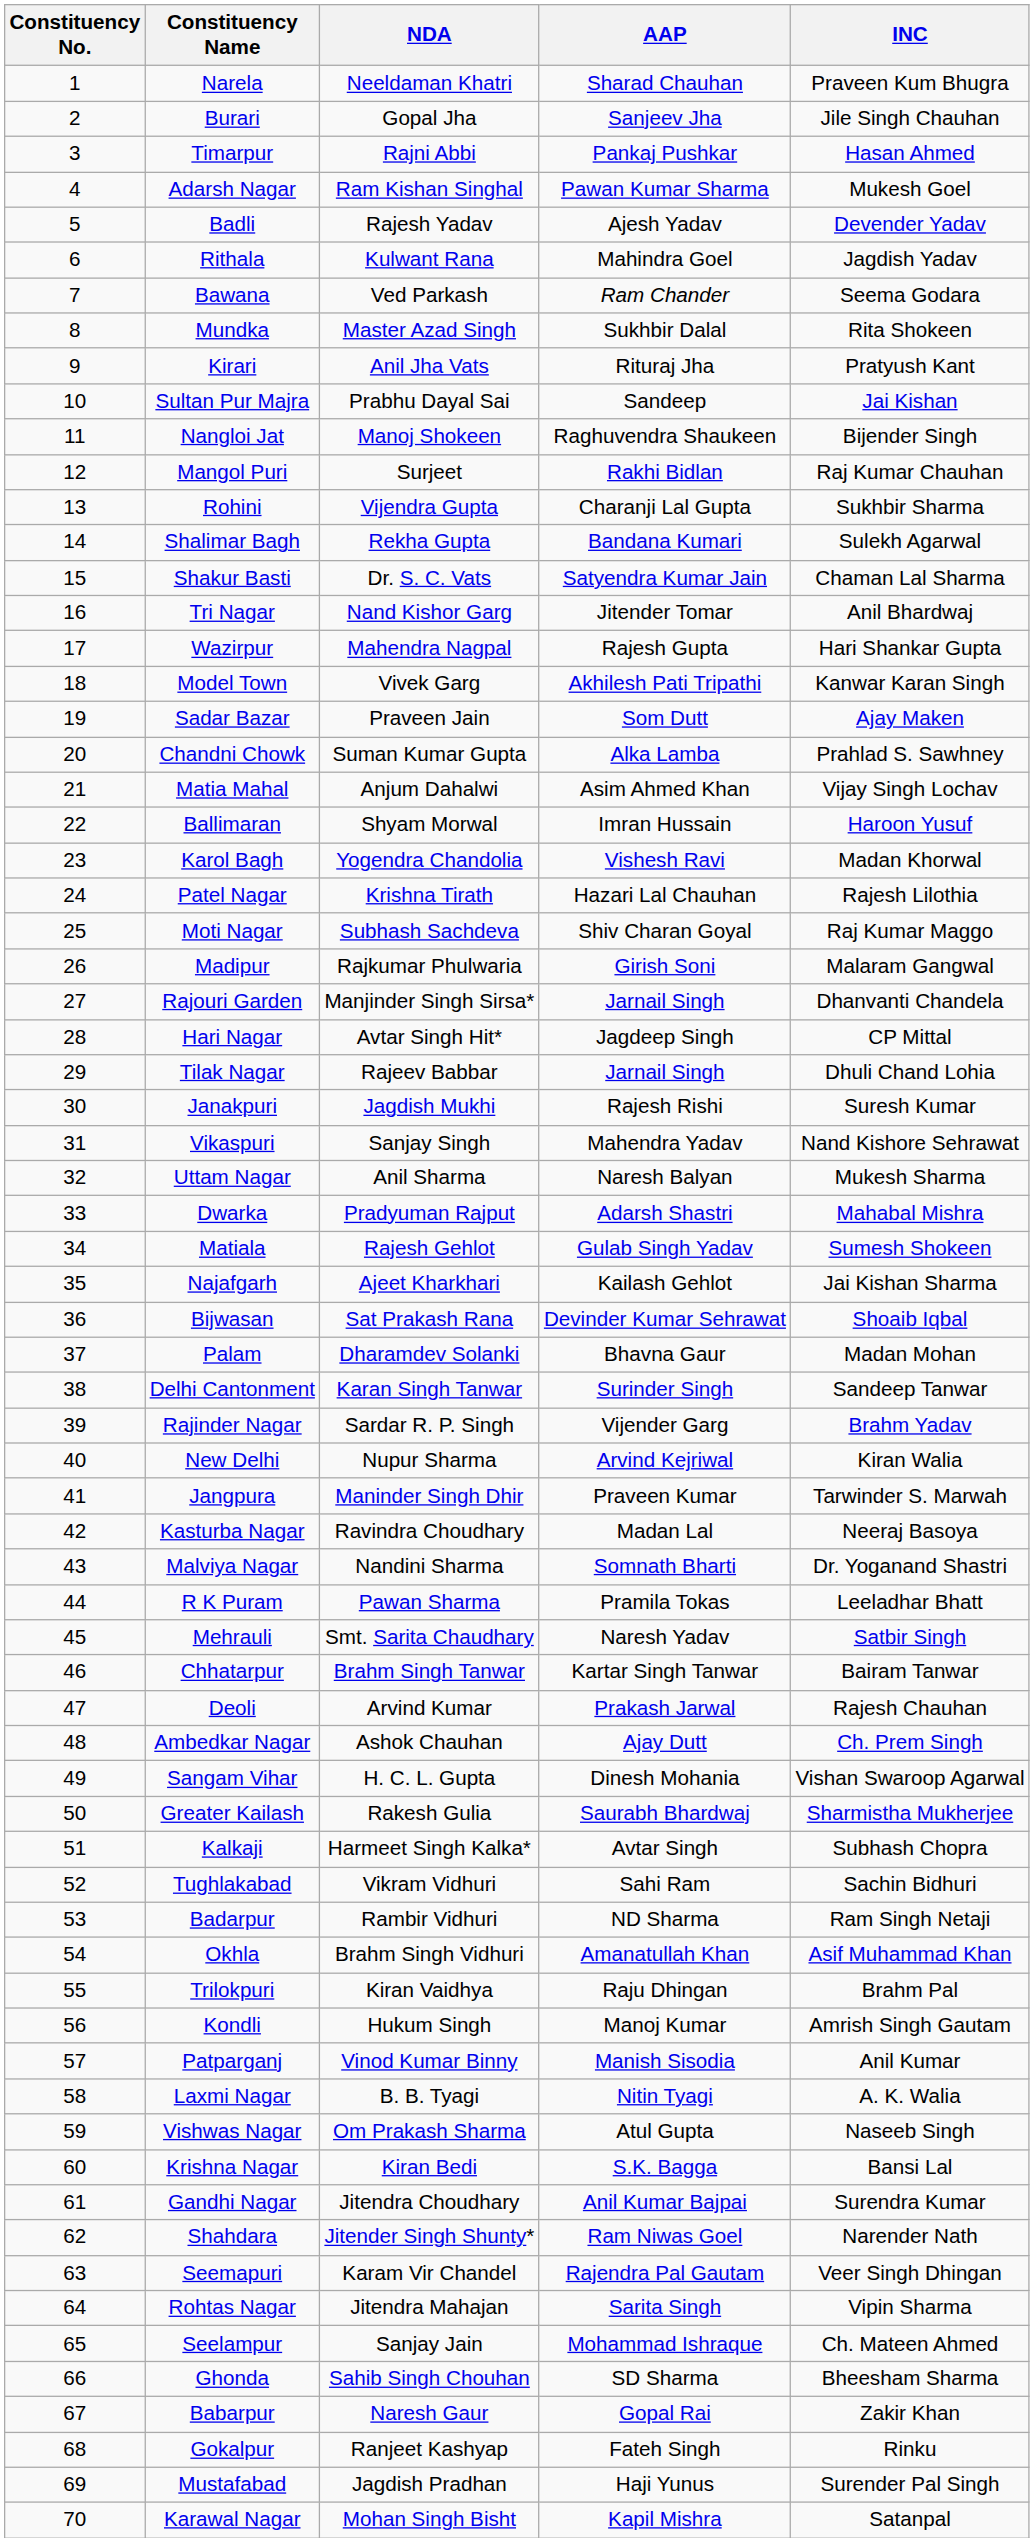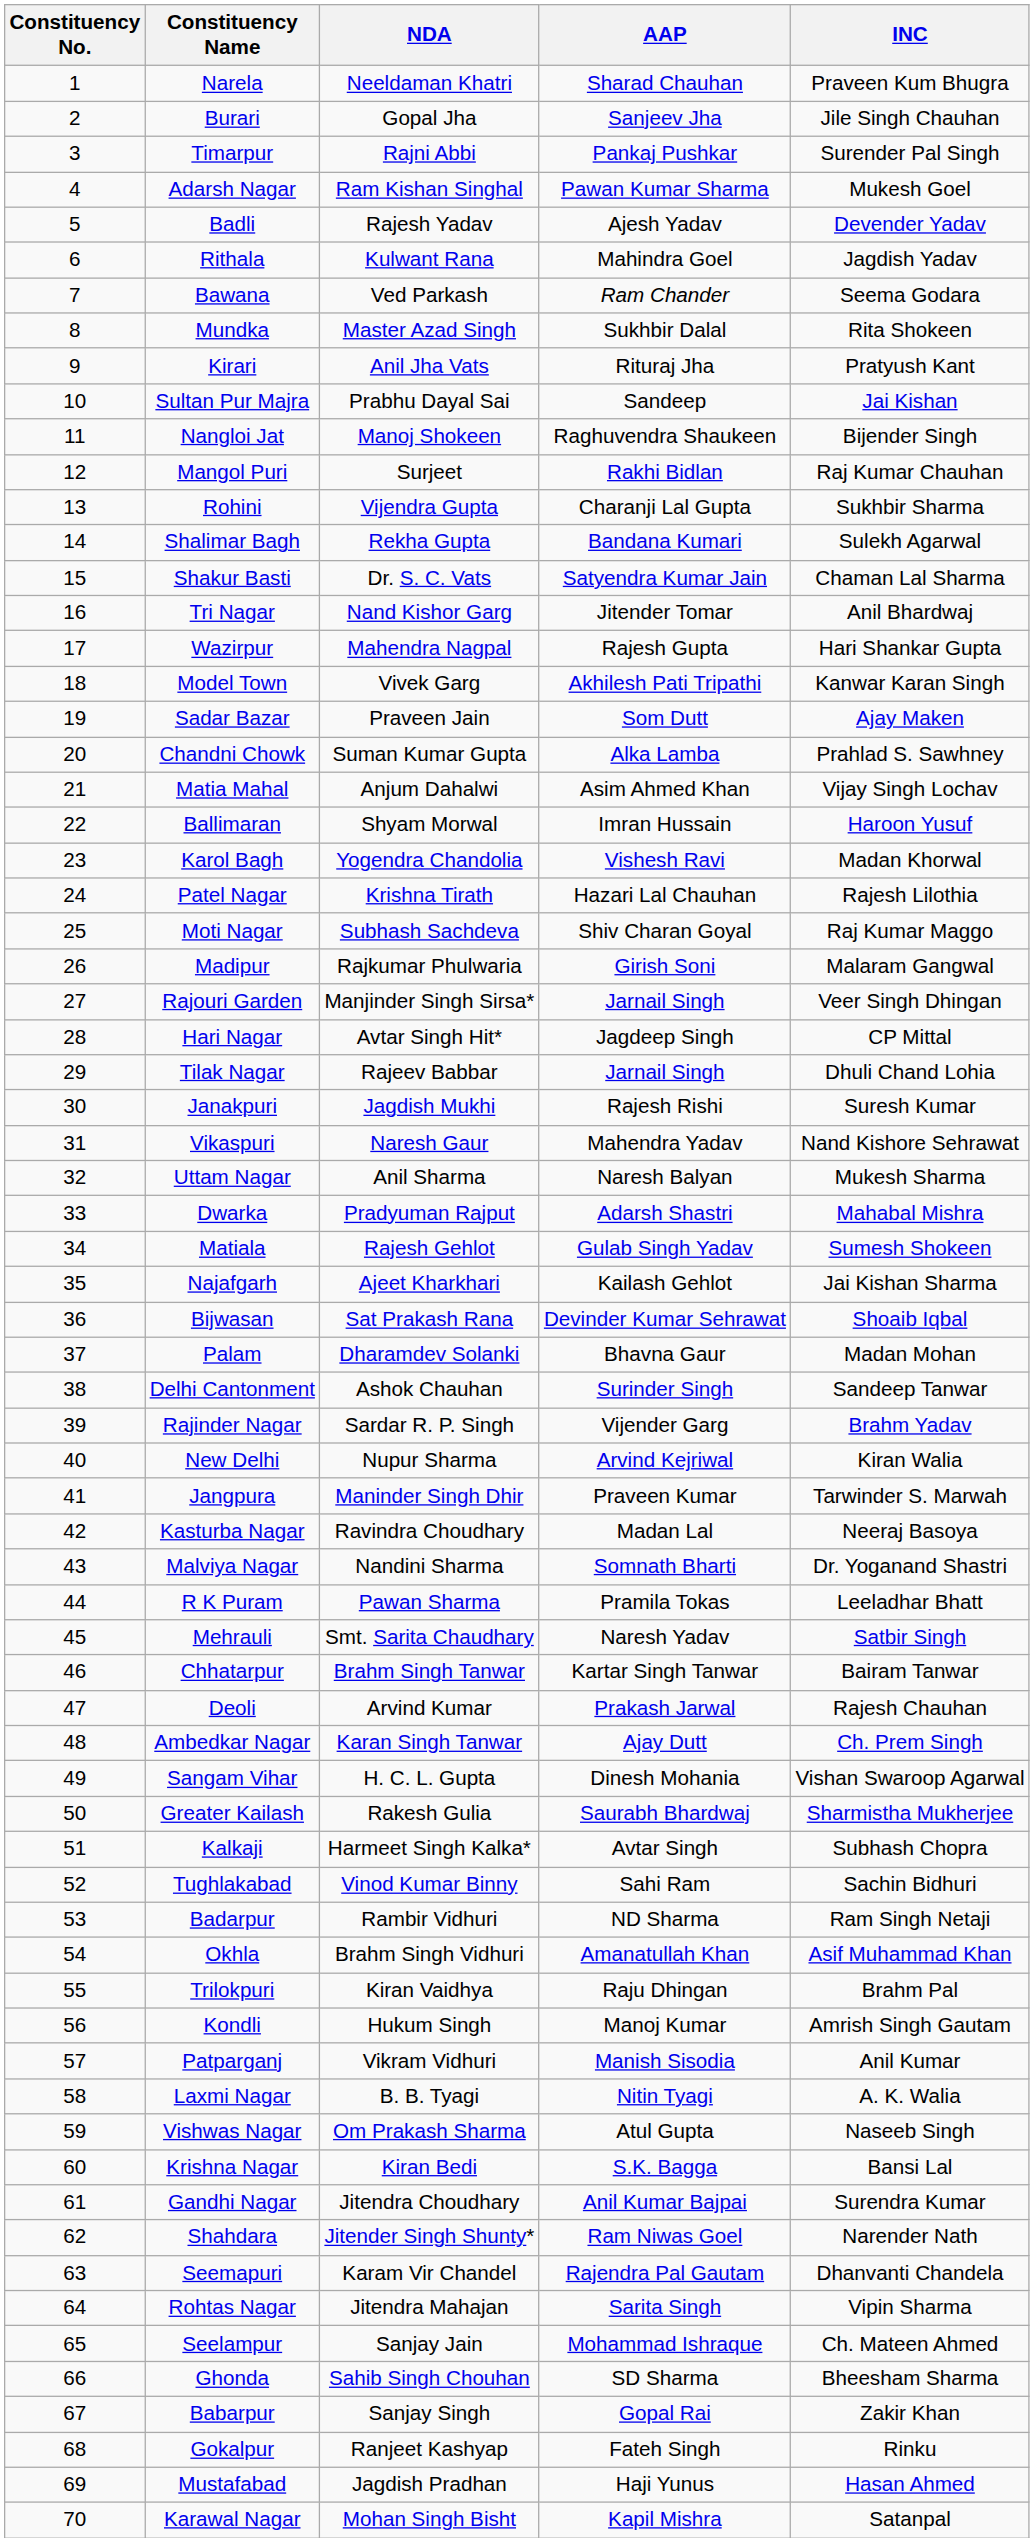(910, 153) Hasan Ahmed -> (910, 153) Surender Pal Singh
(910, 1001) Dhanvanti Chandela -> (910, 1001) Veer Singh Dhingan
(429, 1142) Sanjay Singh -> (429, 1142) Naresh Gaur
(429, 1389) Karan Singh Tanwar -> (429, 1389) Ashok Chauhan
(429, 1743) Ashok Chauhan -> (429, 1743) Karan Singh Tanwar
(429, 1884) Vikram Vidhuri -> (429, 1884) Vinod Kumar Binny
(429, 2060) Vinod Kumar Binny -> (429, 2060) Vikram Vidhuri
(910, 2272) Veer Singh Dhingan -> (910, 2272) Dhanvanti Chandela
(429, 2413) Naresh Gaur -> (429, 2413) Sanjay Singh
(910, 2484) Surender Pal Singh -> (910, 2484) Hasan Ahmed
